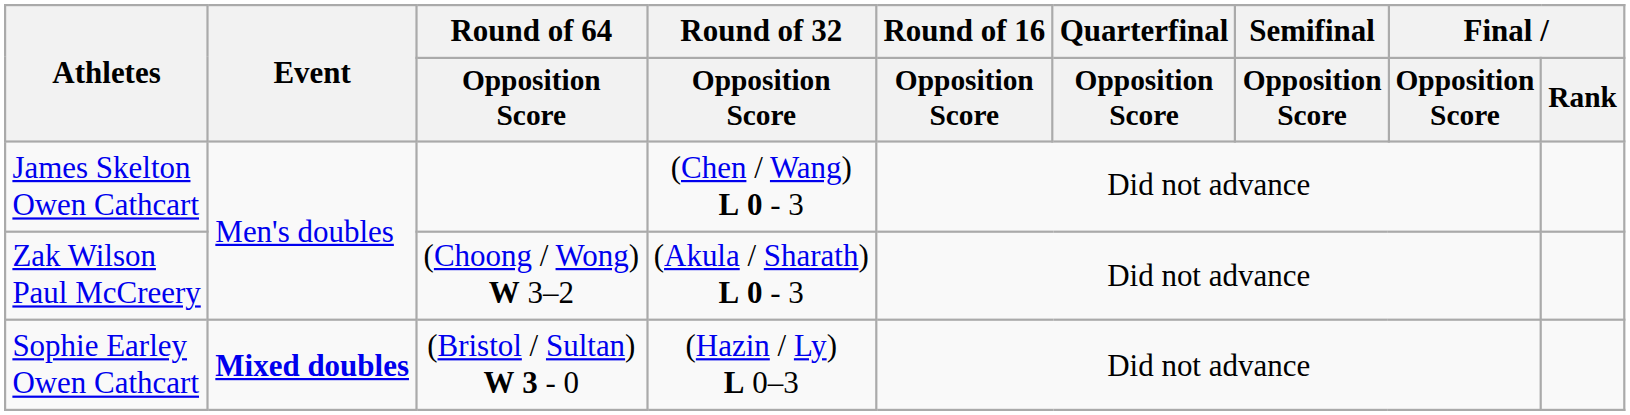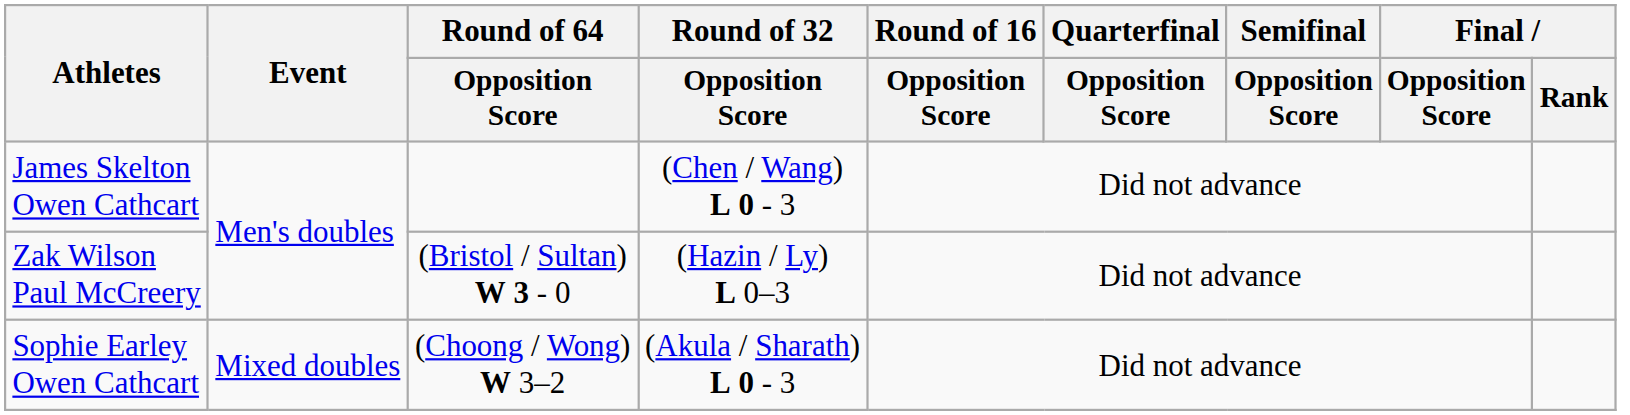(531, 274) (Choong / Wong) W 3–2 -> (523, 274) (Bristol / Sultan) W 3 - 0
(761, 274) (Akula / Sharath) L 0 - 3 -> (753, 274) (Hazin / Ly) L 0–3
(312, 364) bold -> (308, 364) normal
(531, 364) (Bristol / Sultan) W 3 - 0 -> (523, 364) (Choong / Wong) W 3–2
(761, 364) (Hazin / Ly) L 0–3 -> (753, 364) (Akula / Sharath) L 0 - 3
